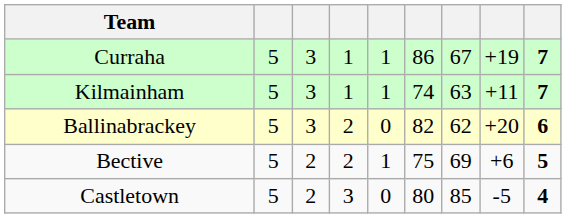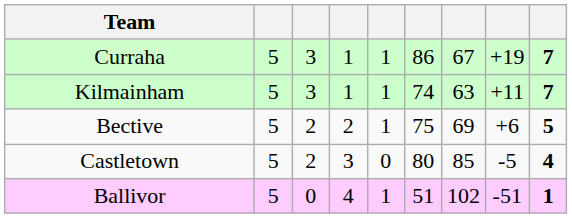- row: (130, 126)
+ row: (130, 195)
